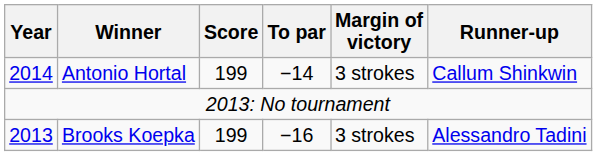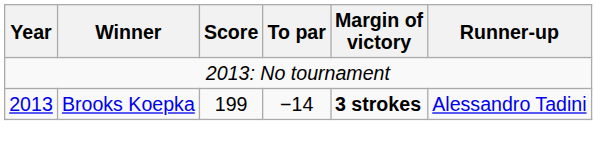- row: (124, 73)
(297, 135) −16 -> (297, 104) −14
(375, 135) normal -> (378, 104) bold
